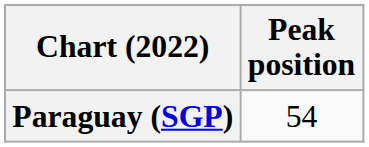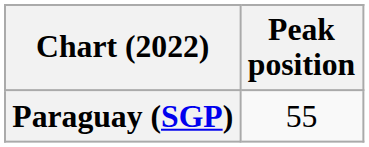(301, 115) 54 -> (301, 115) 55
